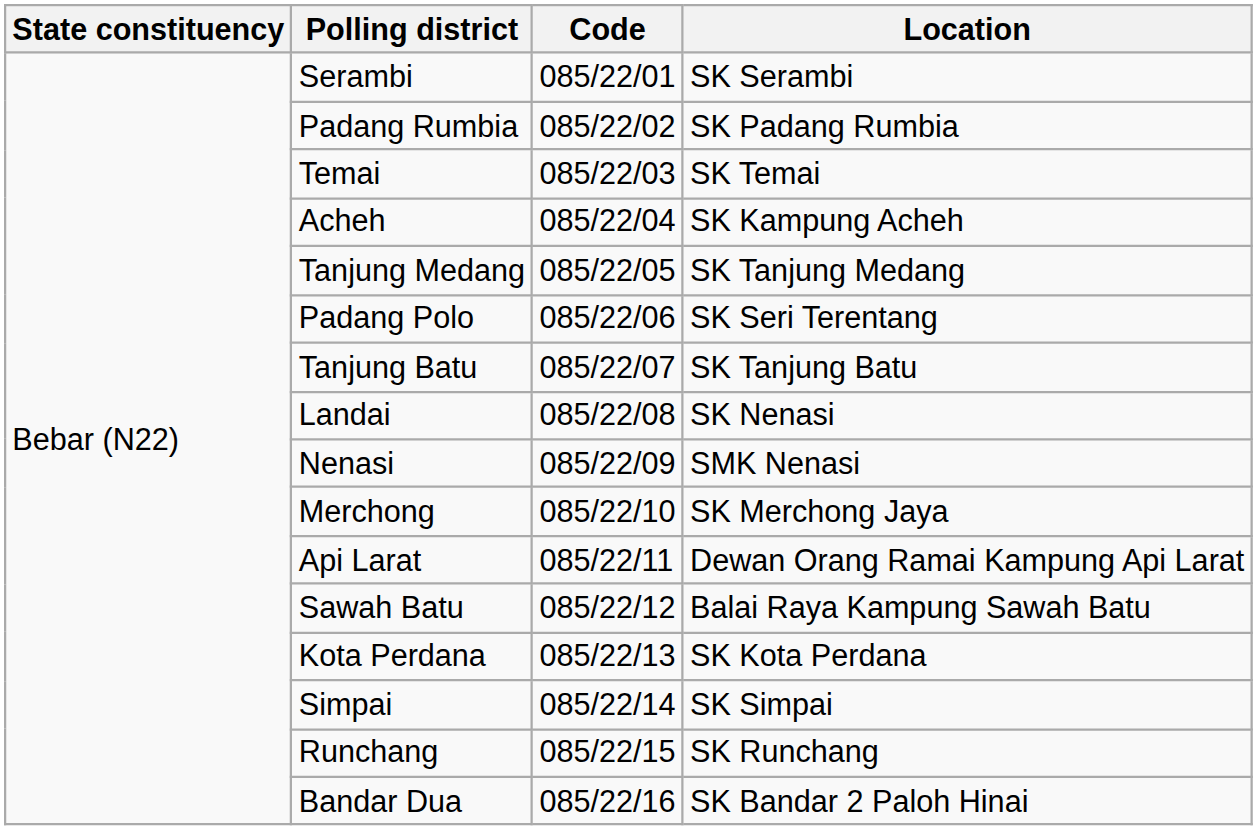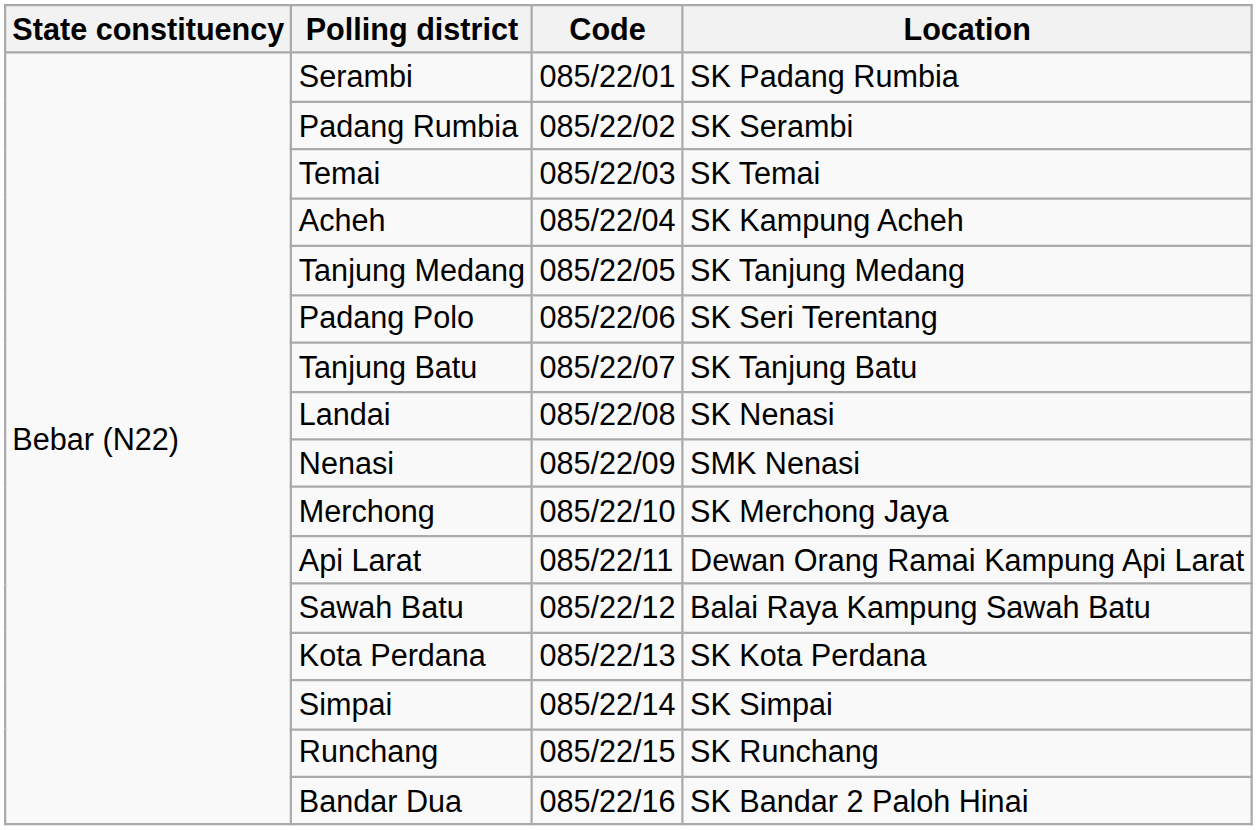(772, 77) SK Serambi -> (824, 77) SK Padang Rumbia
(824, 125) SK Padang Rumbia -> (772, 125) SK Serambi
